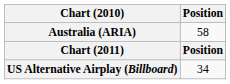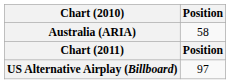(203, 69) 34 -> (203, 69) 97
